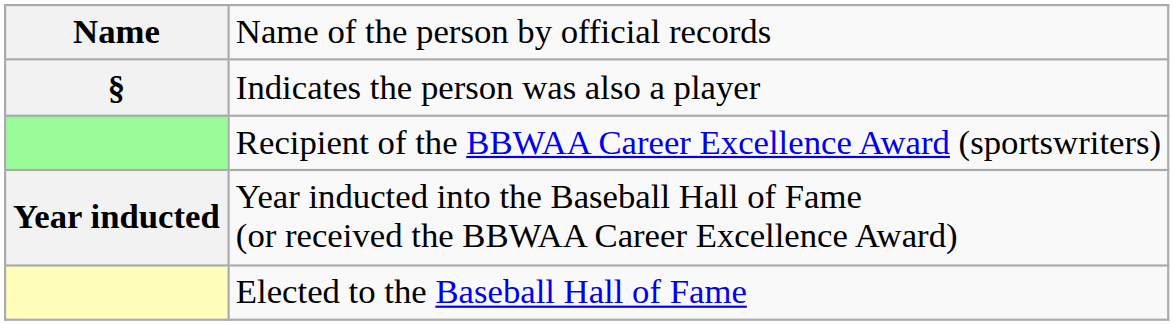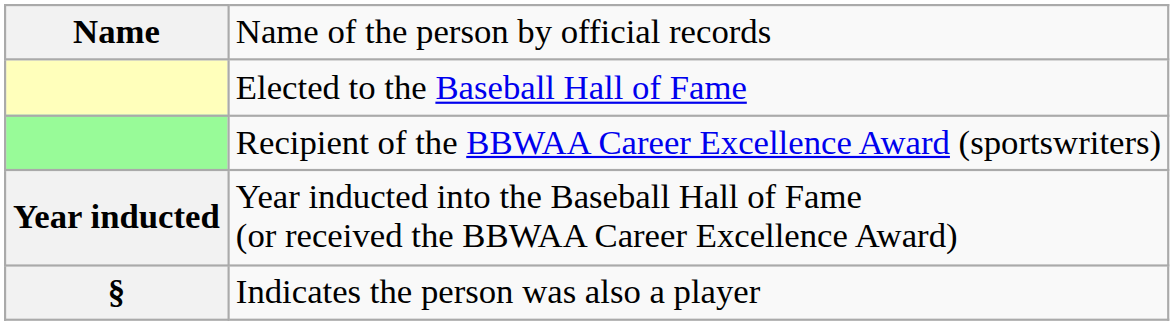rows swapped: (491, 291) <-> (498, 87)
